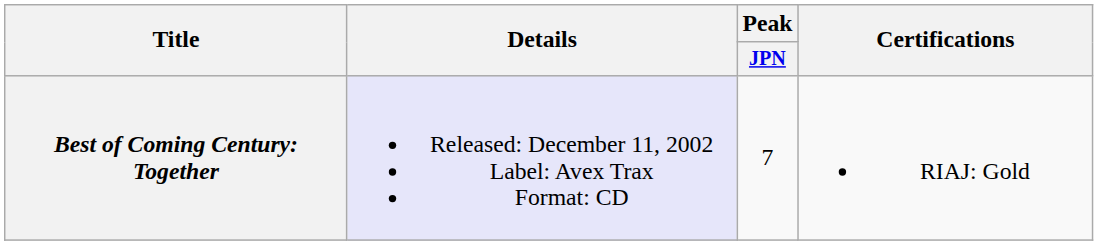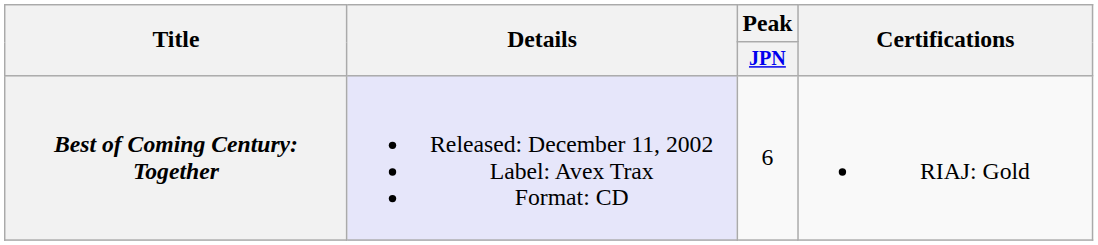(767, 157) 7 -> (767, 157) 6
